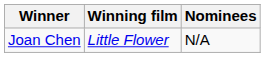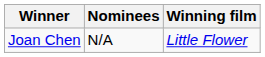columns swapped: (133, 16) <-> (221, 16)
